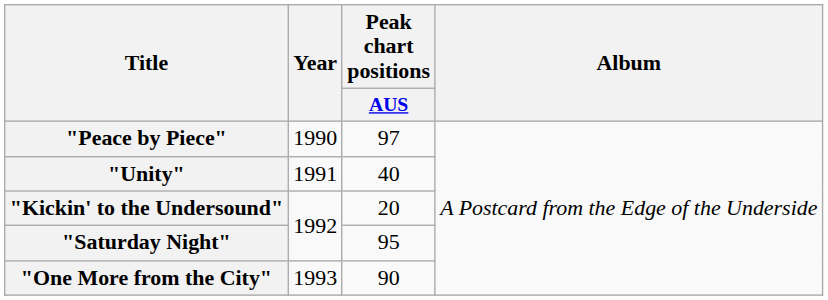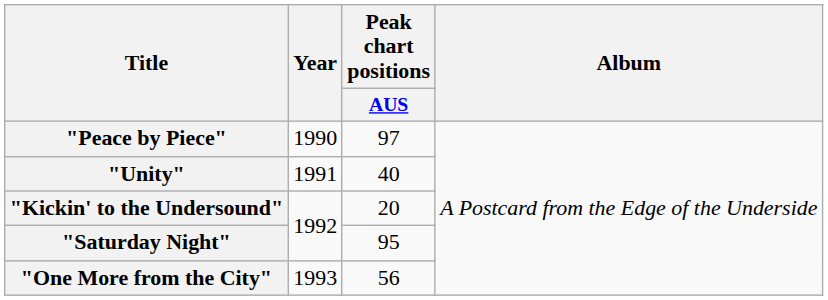(389, 277) 90 -> (389, 277) 56
